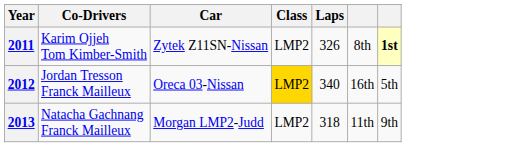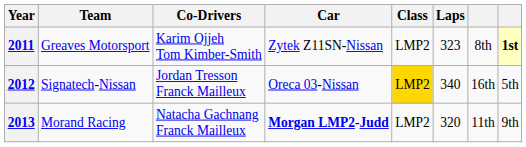+ column: (95, 16)
(330, 46) 326 -> (450, 46) 323
(209, 122) normal -> (328, 122) bold
(330, 122) 318 -> (450, 122) 320
